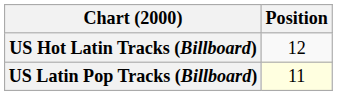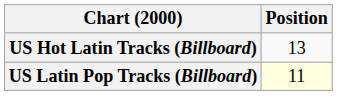(297, 47) 12 -> (297, 47) 13
